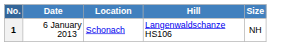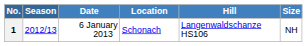+ column: (41, 11)
